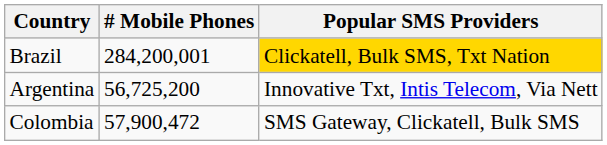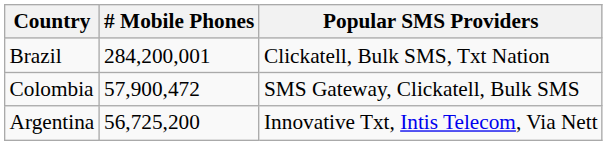(407, 55) gold background -> (407, 55) no background
rows swapped: (52, 88) <-> (52, 122)
